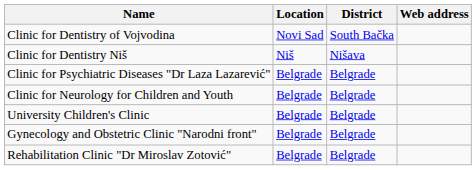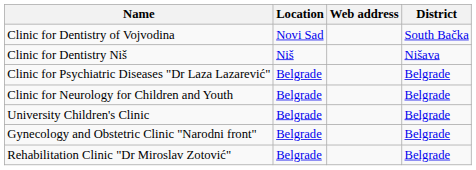columns swapped: (362, 14) <-> (434, 14)
